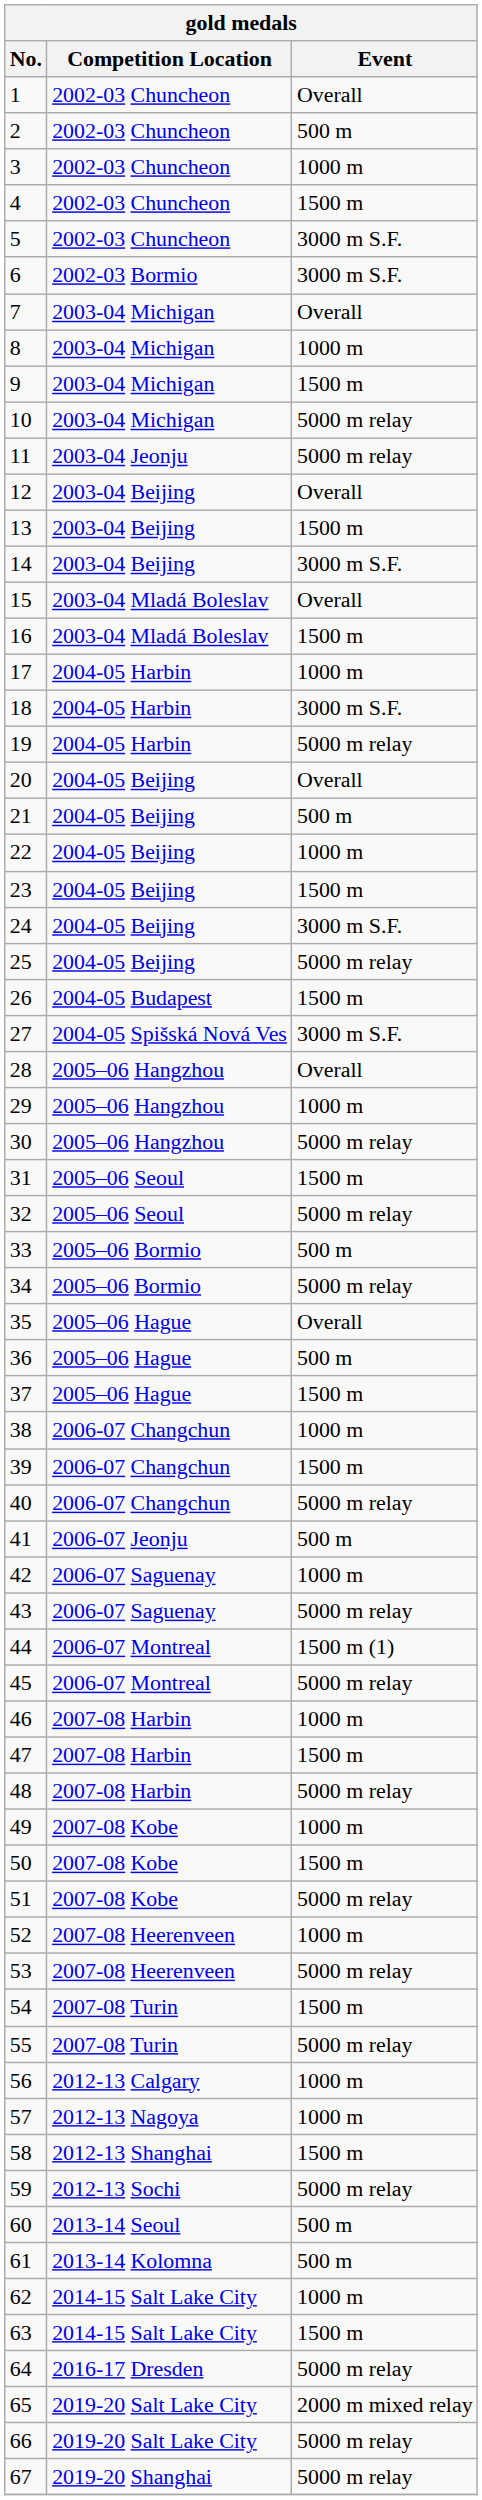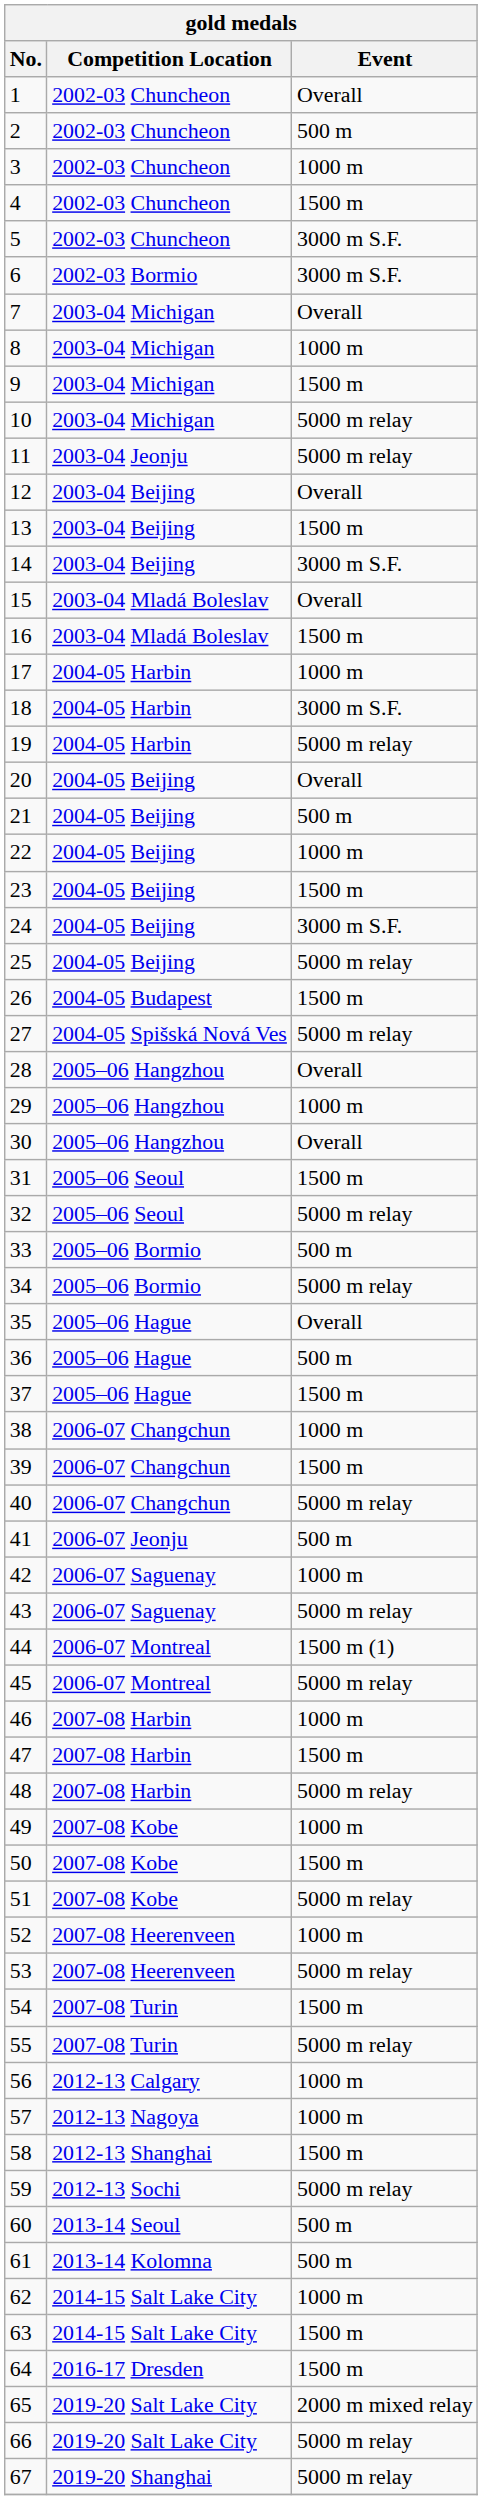(350, 1033) 3000 m S.F. -> (355, 1033) 5000 m relay
(355, 1141) 5000 m relay -> (330, 1141) Overall
(355, 2368) 5000 m relay -> (330, 2368) 1500 m
